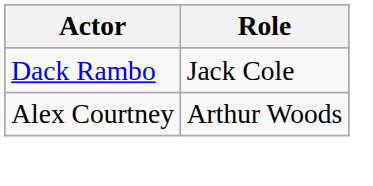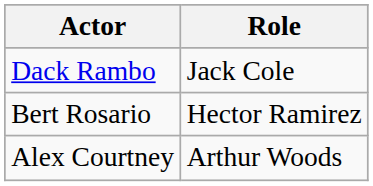+ row: (81, 113)
